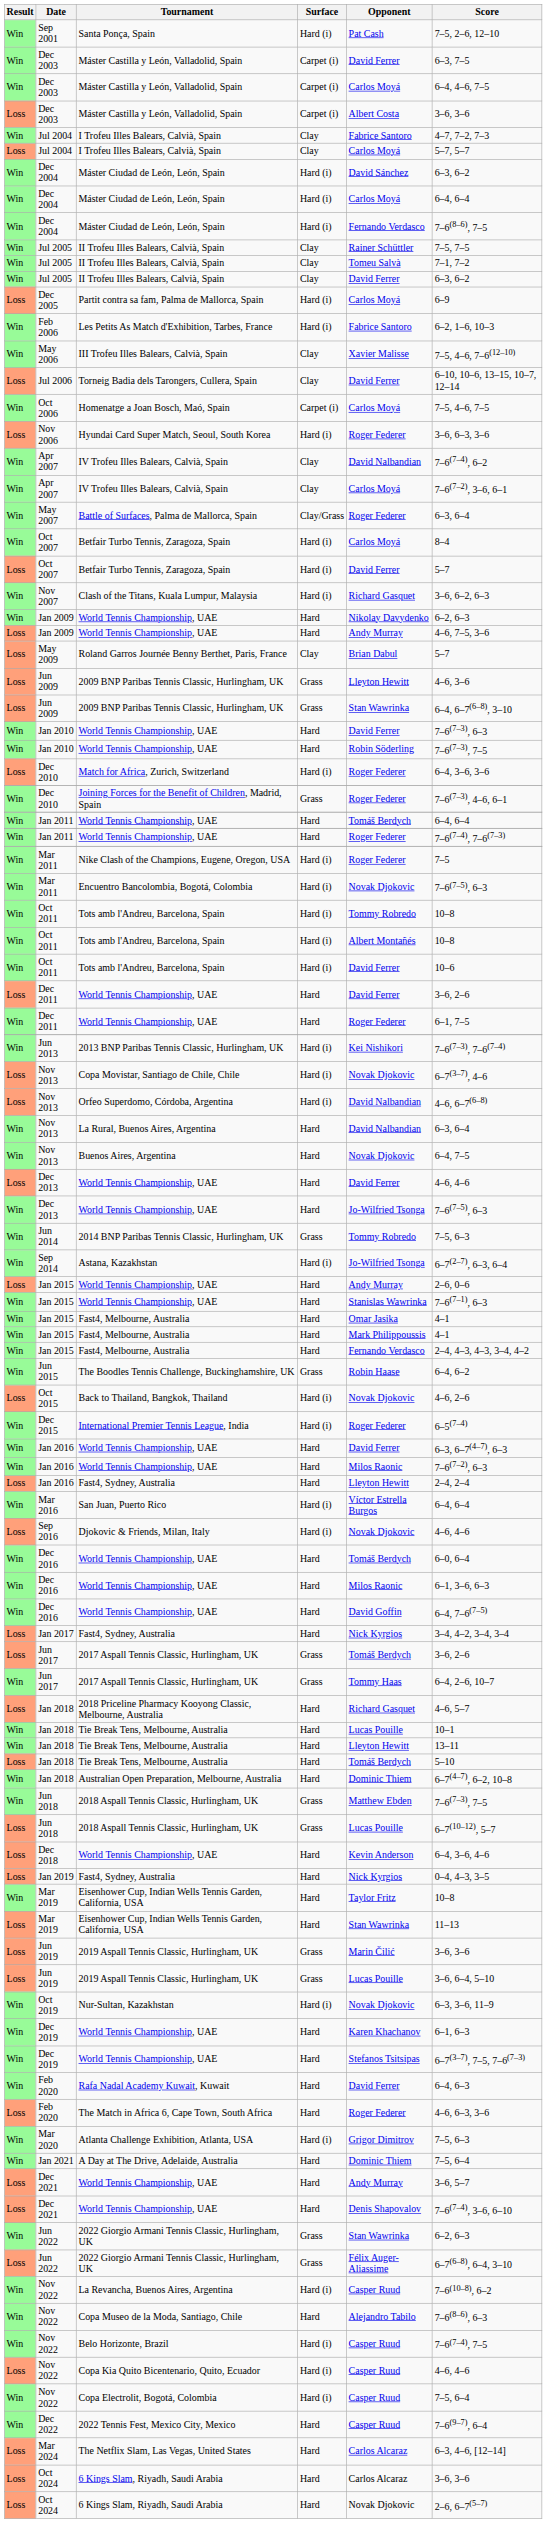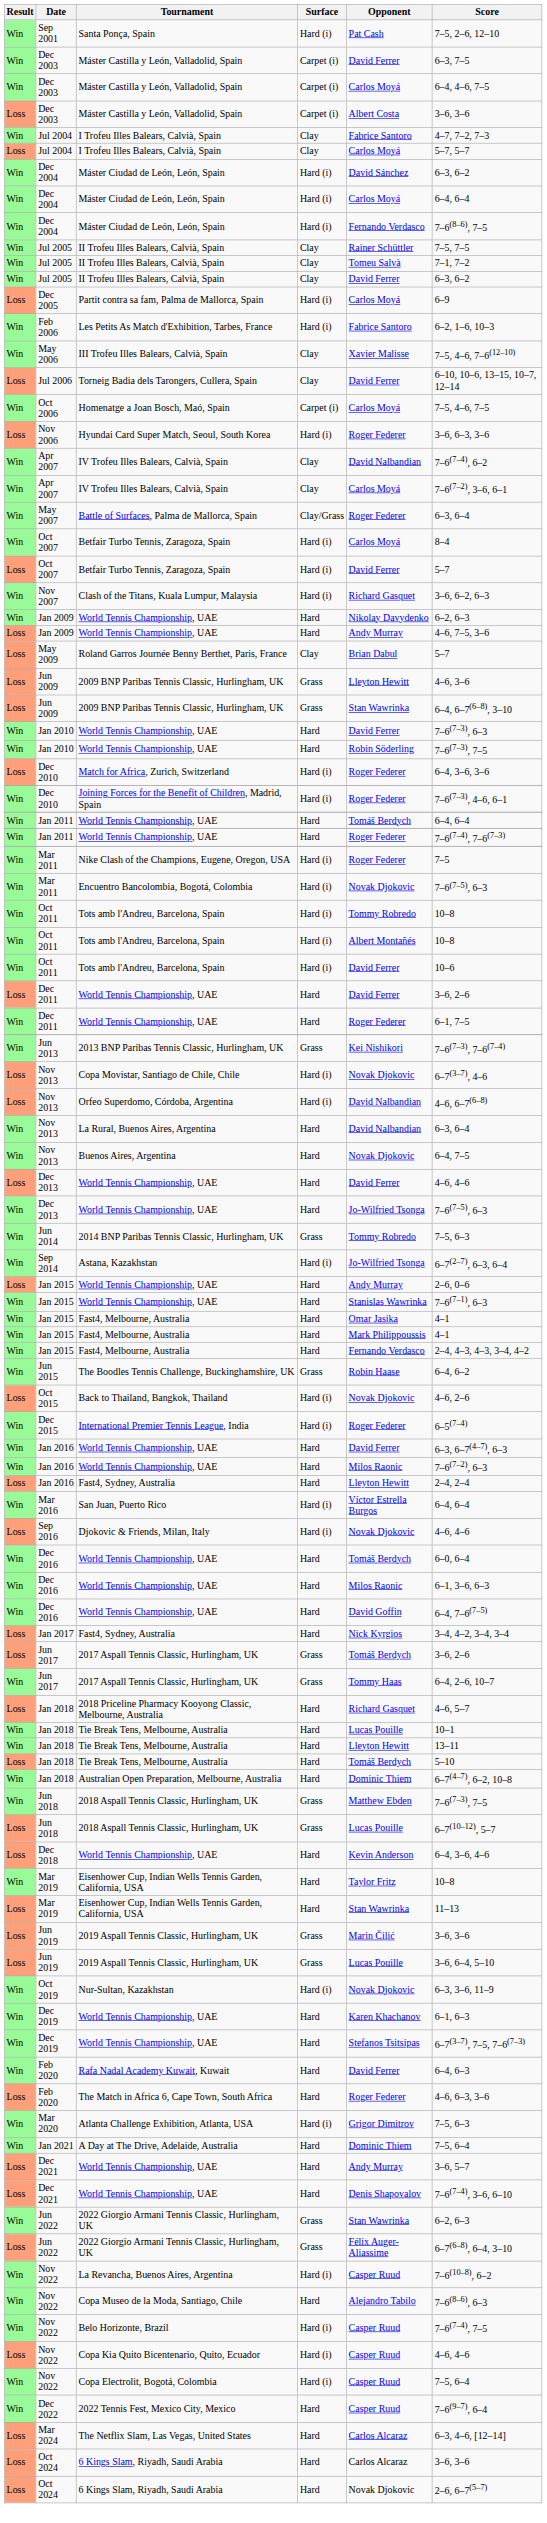(311, 799) Grass -> (316, 799) Hard (i)
(316, 1048) Hard (i) -> (311, 1048) Grass
- row: (56, 1876)
